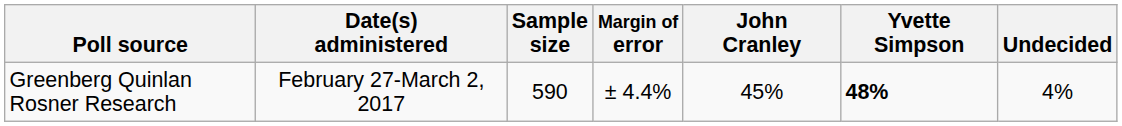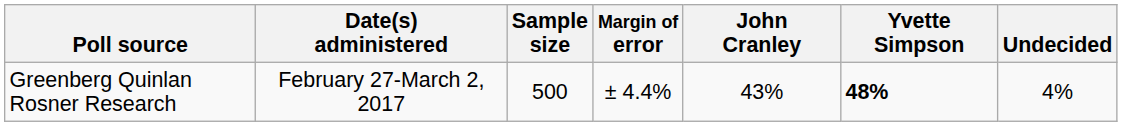(550, 91) 590 -> (550, 91) 500
(762, 91) 45% -> (762, 91) 43%
